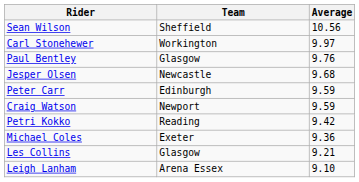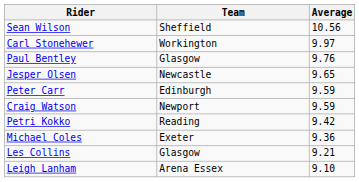(323, 75) 9.68 -> (323, 75) 9.65
